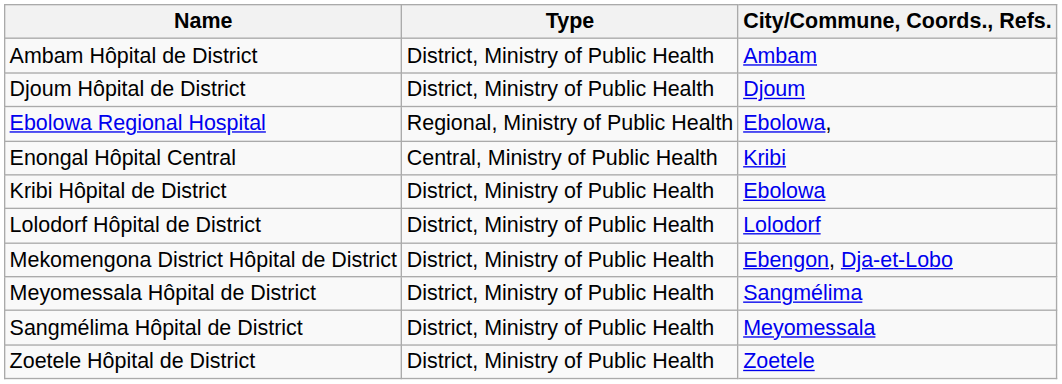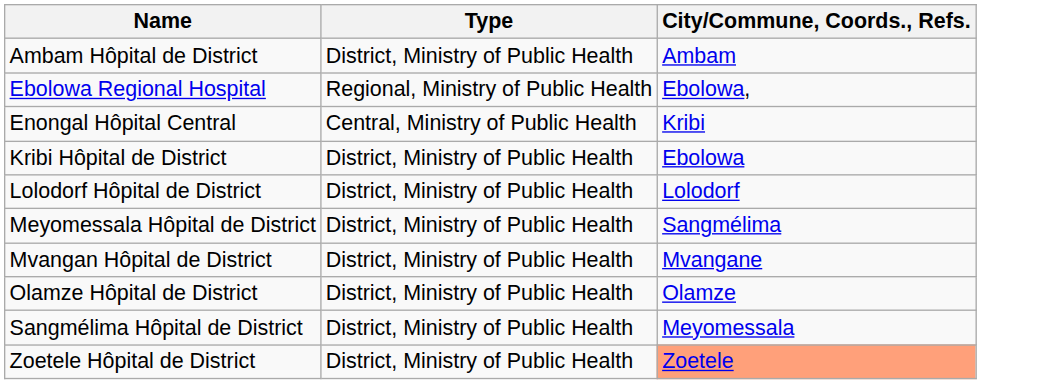- row: (128, 89)
- row: (203, 259)
+ row: (141, 259)
+ row: (134, 293)
(779, 361) no background -> (698, 361) lightsalmon background
